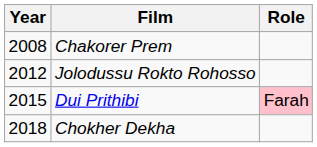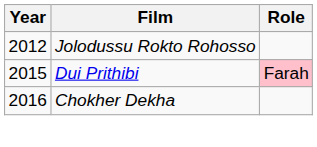- row: (114, 45)
(28, 127) 2018 -> (28, 100) 2016
